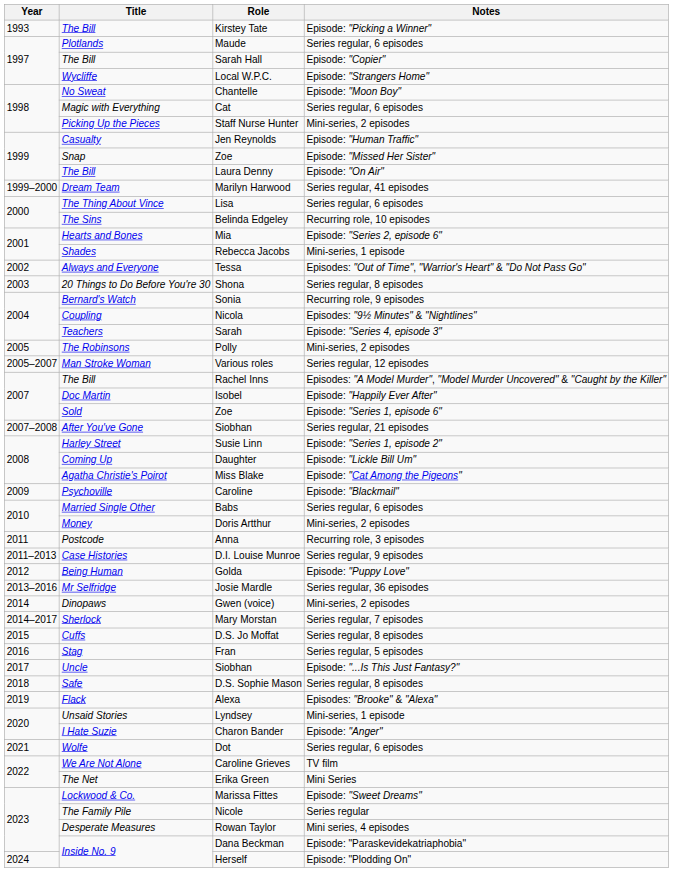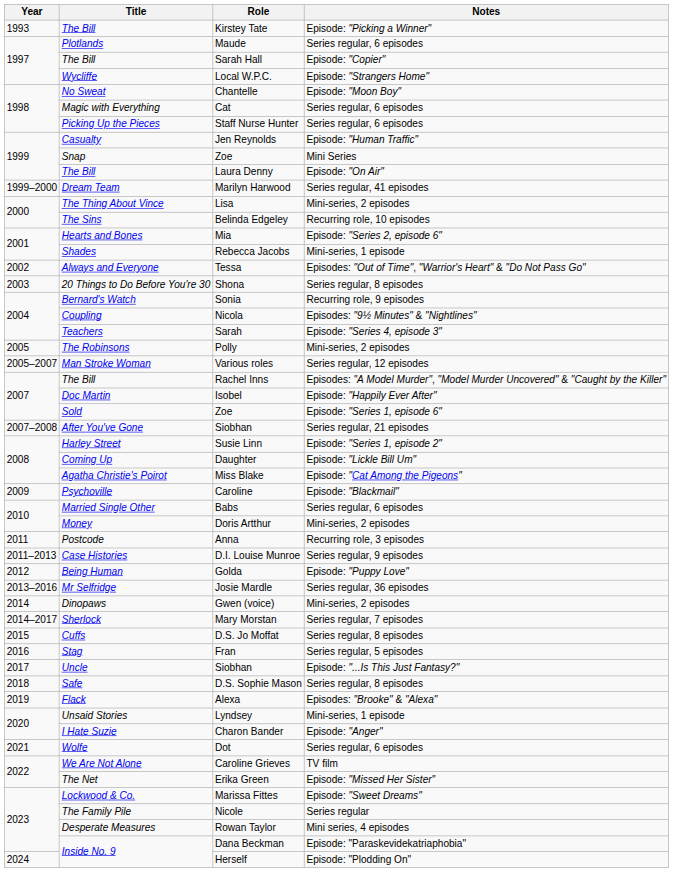(358, 124) Mini-series, 2 episodes -> (365, 124) Series regular, 6 episodes
(371, 156) Episode: "Missed Her Sister" -> (331, 156) Mini Series
(365, 204) Series regular, 6 episodes -> (358, 204) Mini-series, 2 episodes
(331, 779) Mini Series -> (371, 779) Episode: "Missed Her Sister"
